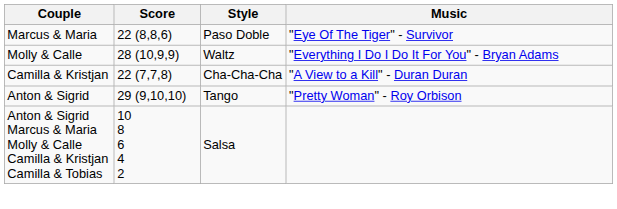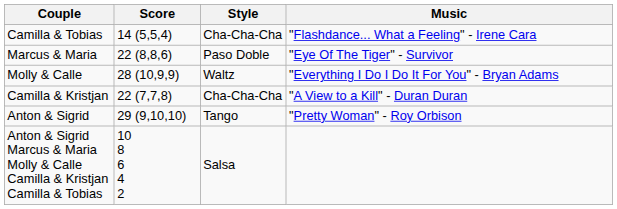+ row: (55, 34)
